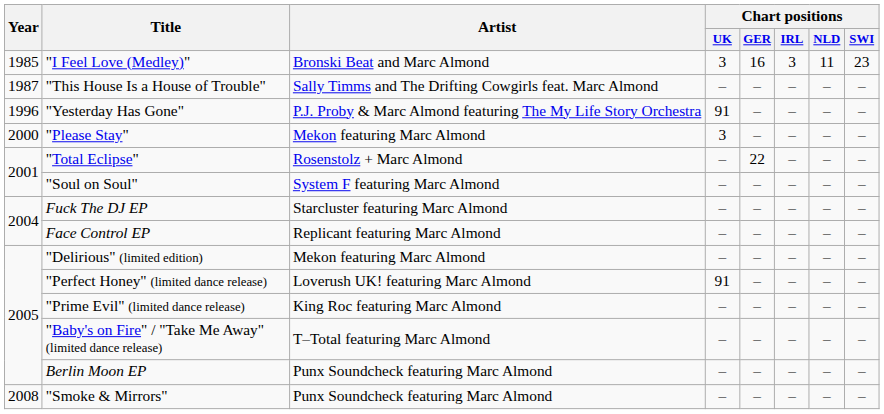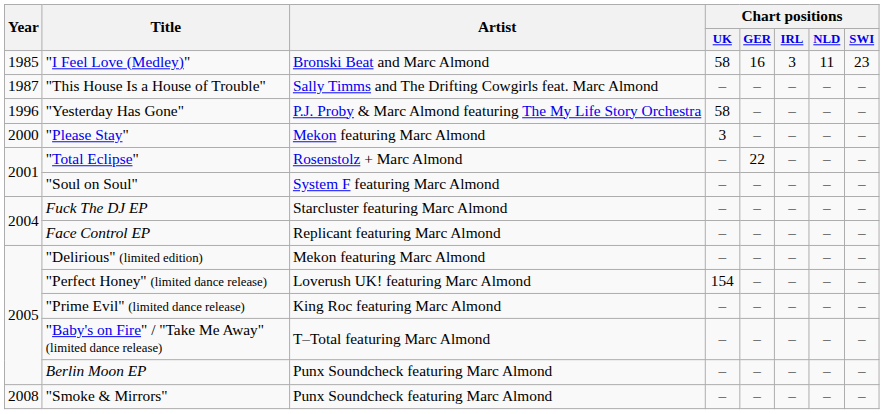(722, 62) 3 -> (722, 62) 58
(722, 111) 91 -> (722, 111) 58
(722, 281) 91 -> (722, 281) 154
